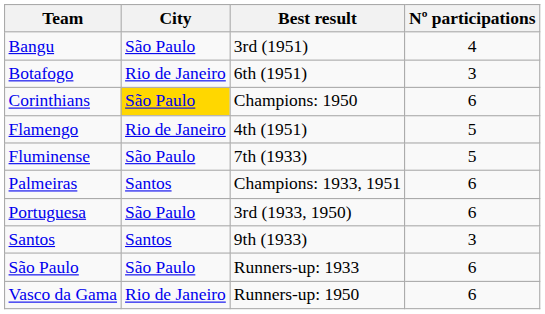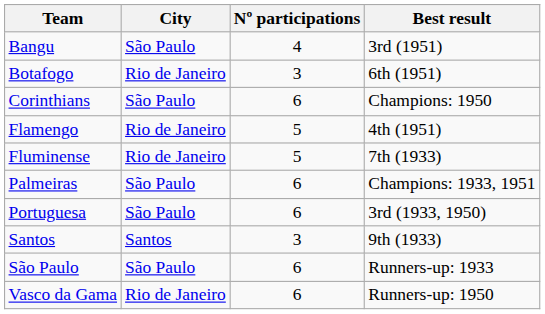columns swapped: (472, 18) <-> (317, 18)
(160, 101) gold background -> (160, 101) no background
(160, 156) São Paulo -> (175, 156) Rio de Janeiro
(148, 184) Santos -> (160, 184) São Paulo
